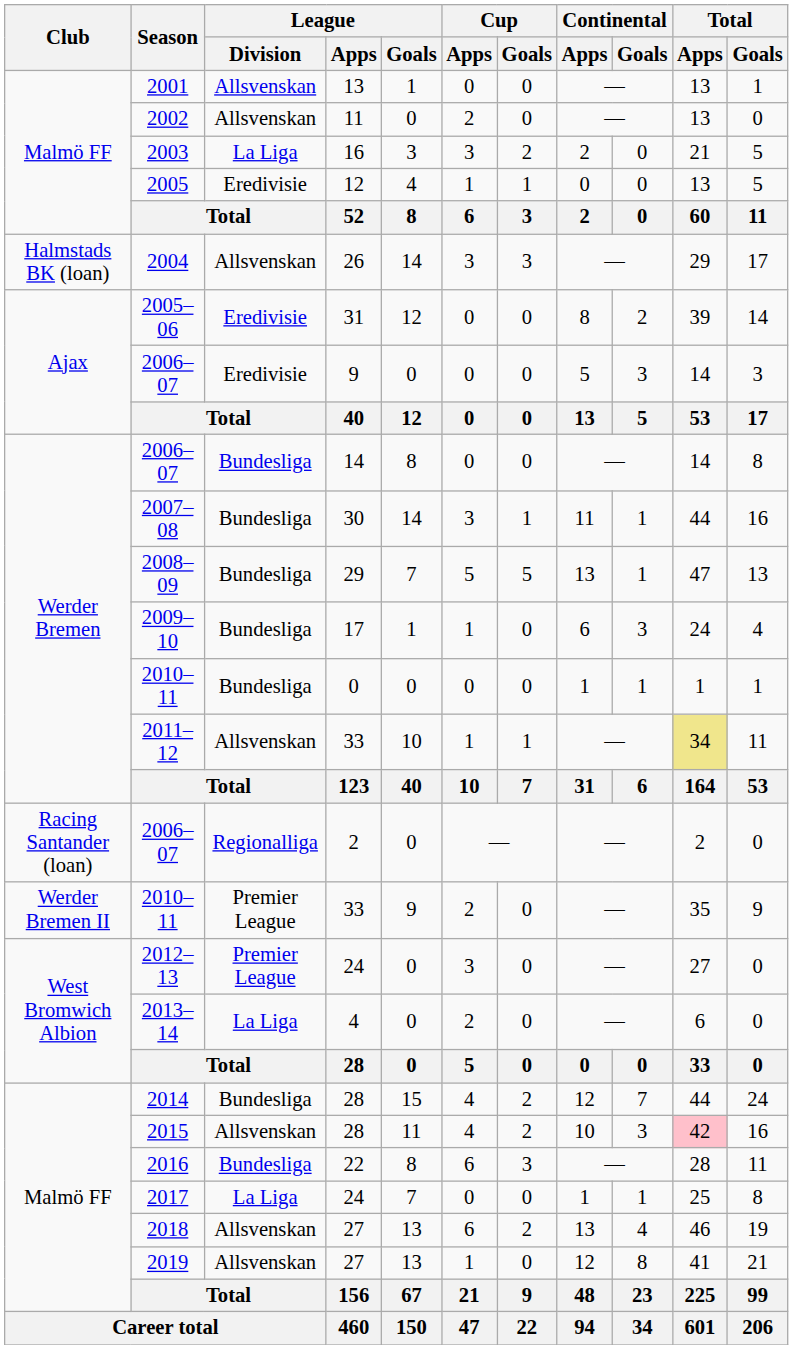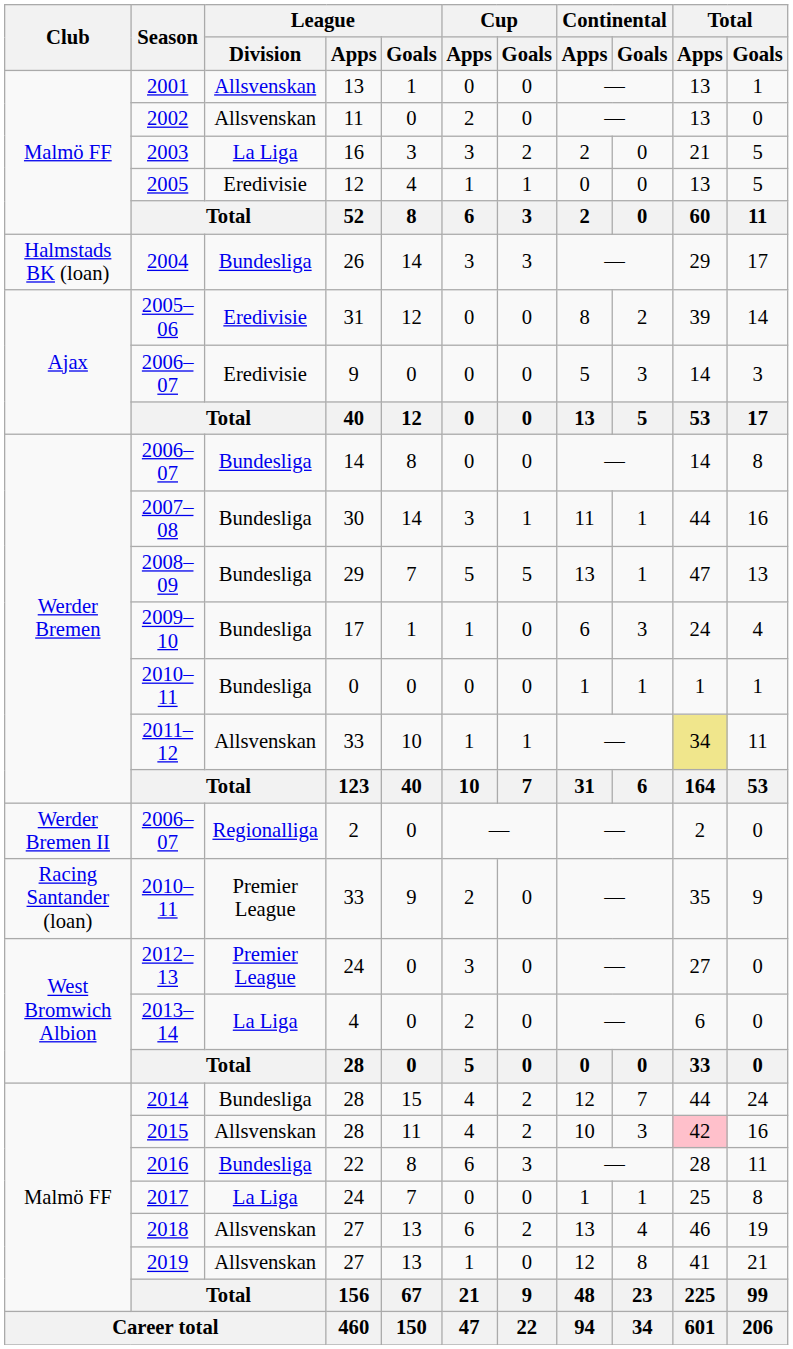(265, 261) Allsvenskan -> (265, 261) Bundesliga
(68, 842) Racing Santander (loan) -> (68, 830) Werder Bremen II
(68, 909) Werder Bremen II -> (68, 898) Racing Santander (loan)
